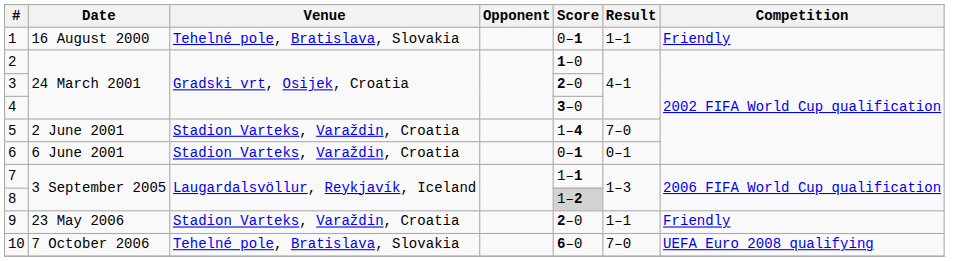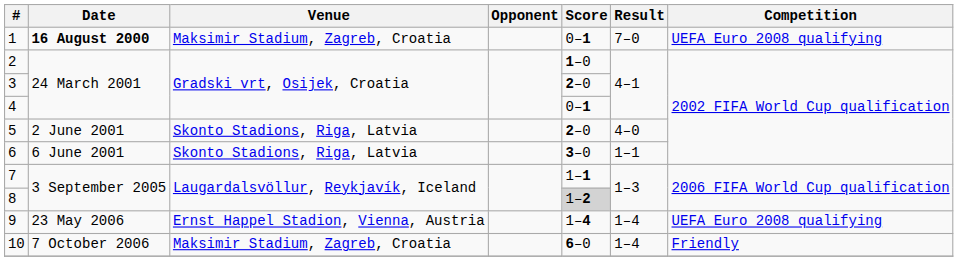(90, 39) normal -> (90, 39) bold
(316, 39) Tehelné pole, Bratislava, Slovakia -> (312, 39) Maksimir Stadium, Zagreb, Croatia
(619, 39) 1–1 -> (627, 39) 7–0
(697, 39) Friendly -> (777, 39) UEFA Euro 2008 qualifying
(570, 108) 3–0 -> (578, 108) 0–1
(316, 130) Stadion Varteks, Varaždin, Croatia -> (295, 130) Skonto Stadions, Riga, Latvia
(570, 130) 1–4 -> (578, 130) 2–0
(619, 130) 7–0 -> (627, 130) 4–0
(316, 153) Stadion Varteks, Varaždin, Croatia -> (295, 153) Skonto Stadions, Riga, Latvia
(570, 153) 0–1 -> (578, 153) 3–0
(619, 153) 0–1 -> (627, 153) 1–1
(316, 222) Stadion Varteks, Varaždin, Croatia -> (329, 222) Ernst Happel Stadion, Vienna, Austria
(570, 222) 2–0 -> (578, 222) 1–4
(619, 222) 1–1 -> (627, 222) 1–4
(697, 222) Friendly -> (777, 222) UEFA Euro 2008 qualifying
(316, 245) Tehelné pole, Bratislava, Slovakia -> (312, 245) Maksimir Stadium, Zagreb, Croatia
(619, 245) 7–0 -> (627, 245) 1–4
(768, 245) UEFA Euro 2008 qualifying -> (705, 245) Friendly
